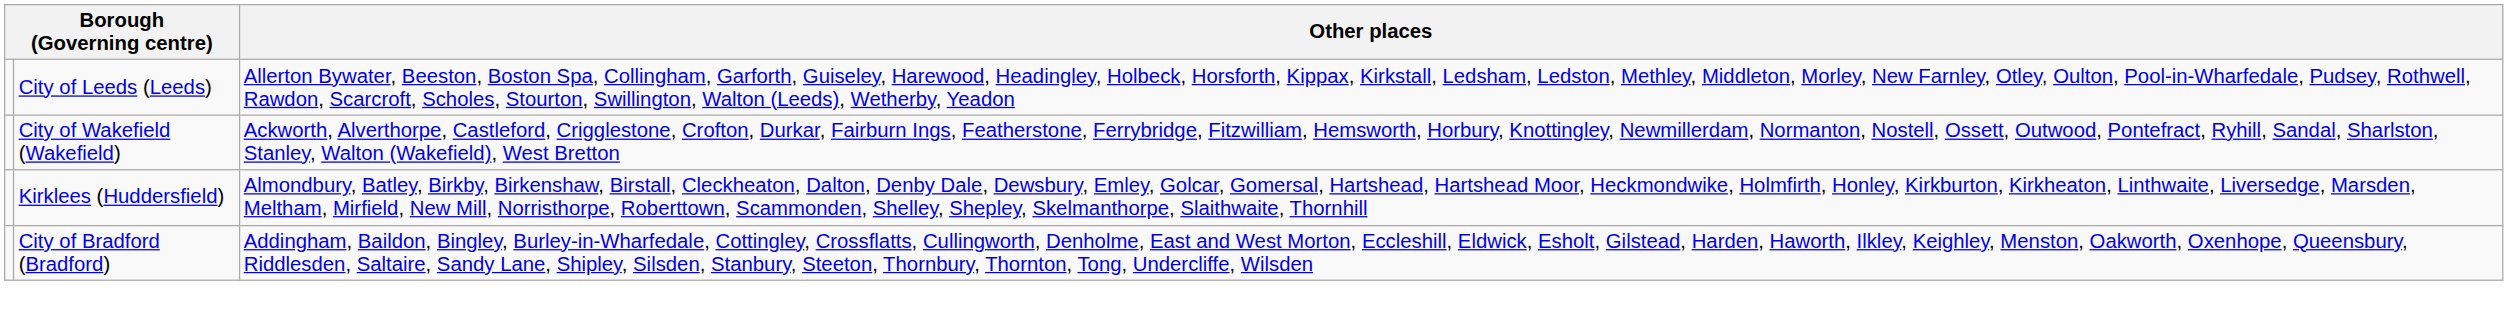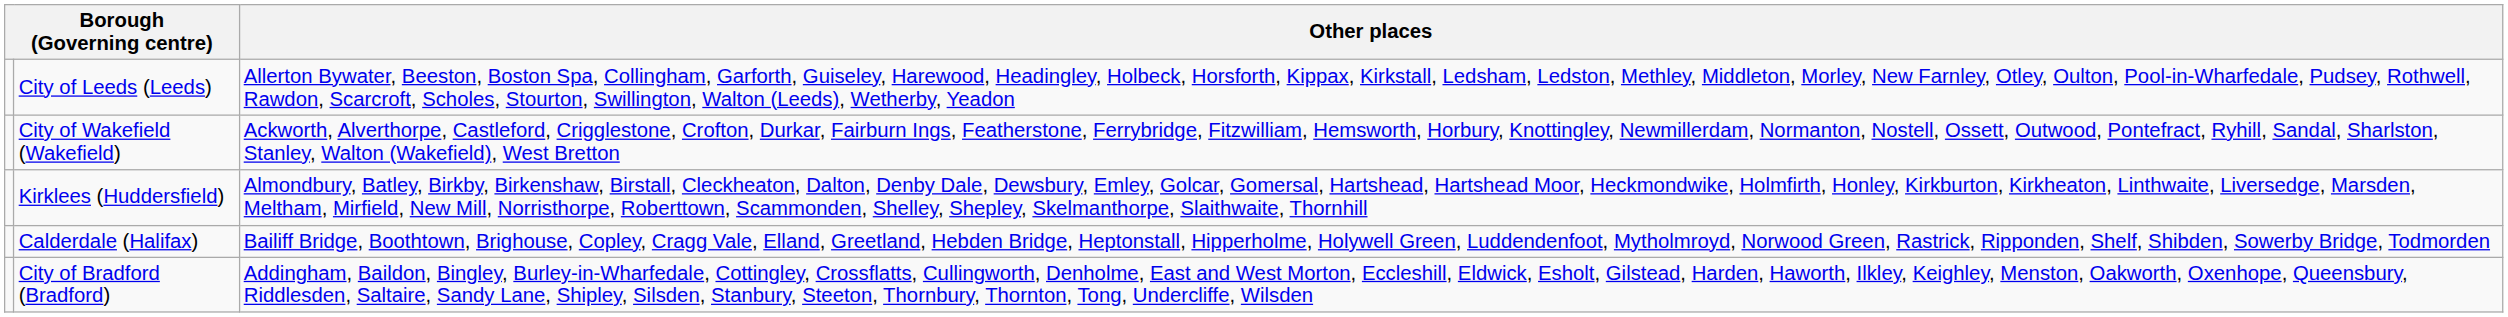+ row: (108, 240)
